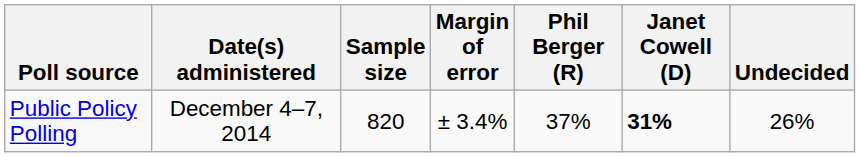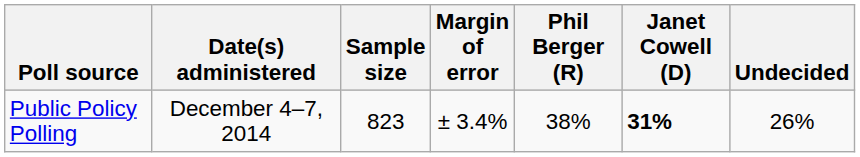(386, 120) 820 -> (386, 120) 823
(568, 120) 37% -> (568, 120) 38%
